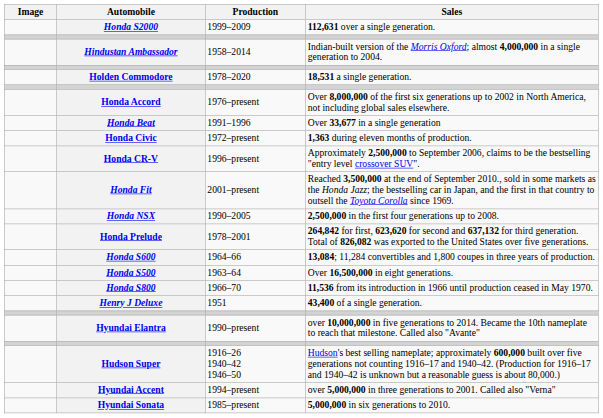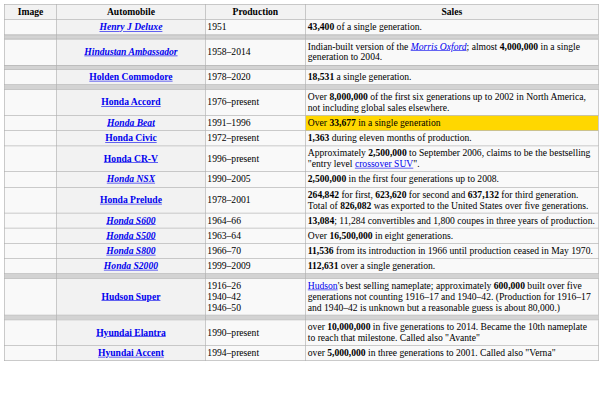rows swapped: (131, 303) <-> (131, 27)
(374, 123) no background -> (374, 123) gold background
- row: (131, 190)
rows swapped: (131, 364) <-> (131, 328)
- row: (131, 405)
